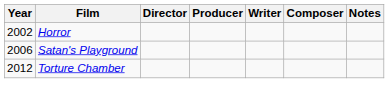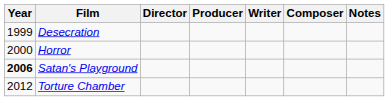+ row: (69, 31)
(20, 31) 2002 -> (20, 50) 2000
(20, 50) normal -> (20, 68) bold
